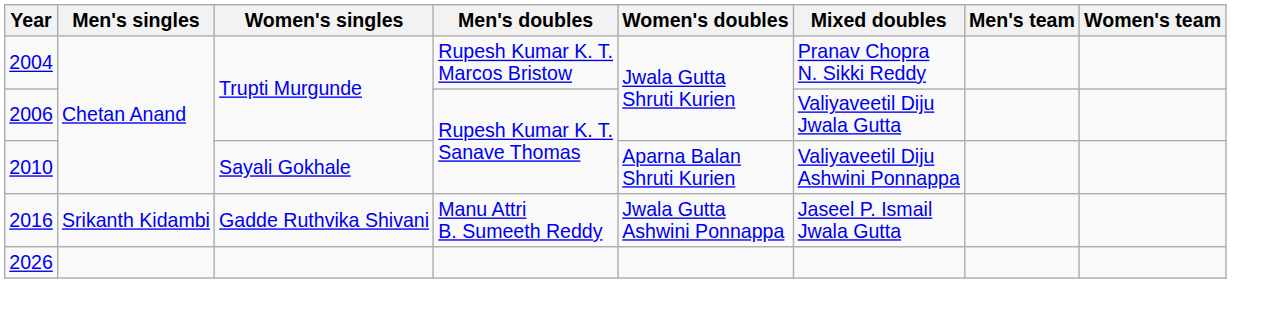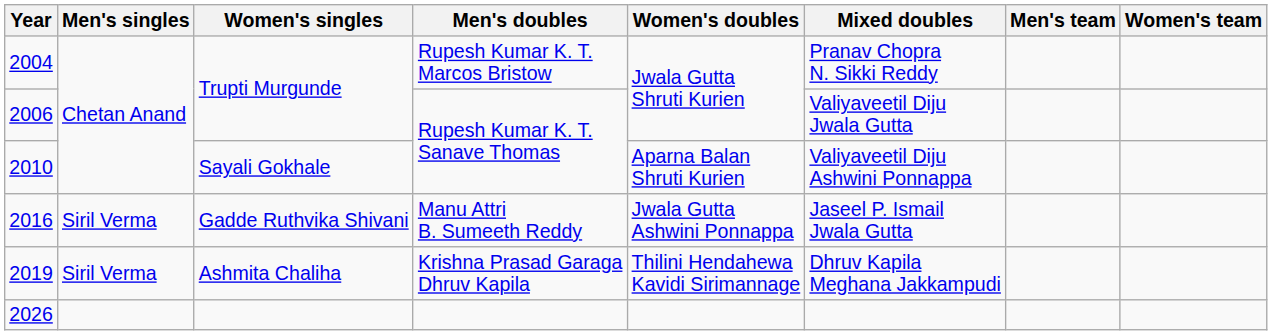(136, 220) Srikanth Kidambi -> (109, 220) Siril Verma
+ row: (31, 273)
